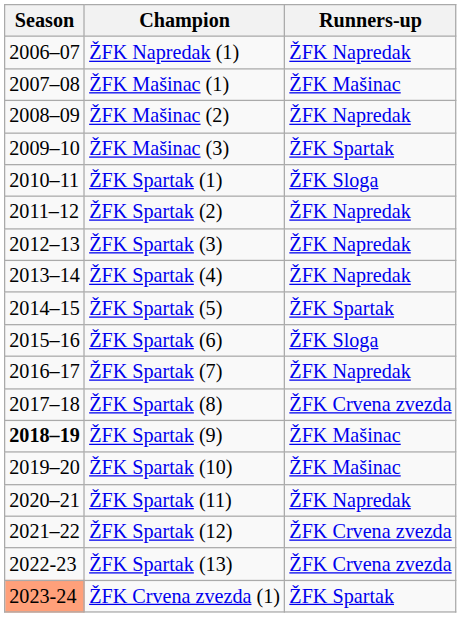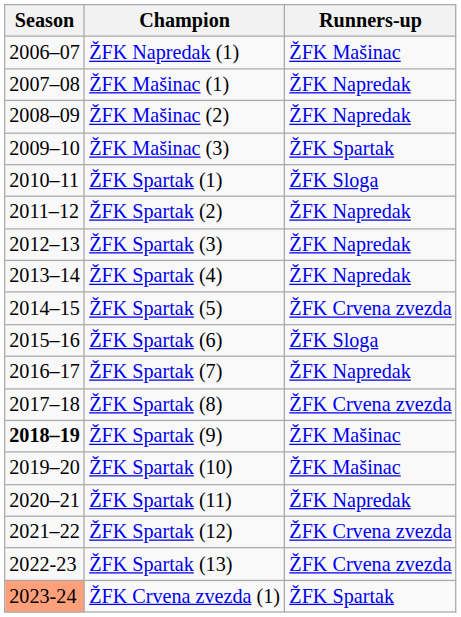(350, 52) ŽFK Napredak -> (345, 52) ŽFK Mašinac
(345, 84) ŽFK Mašinac -> (350, 84) ŽFK Napredak
(342, 308) ŽFK Spartak -> (370, 308) ŽFK Crvena zvezda
